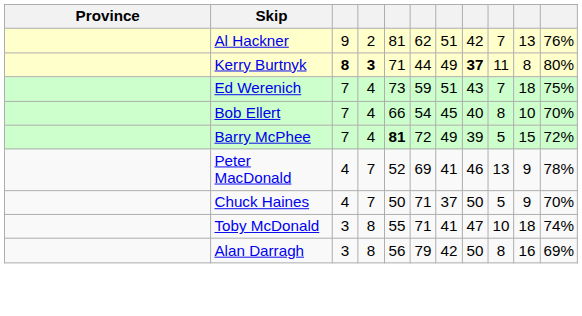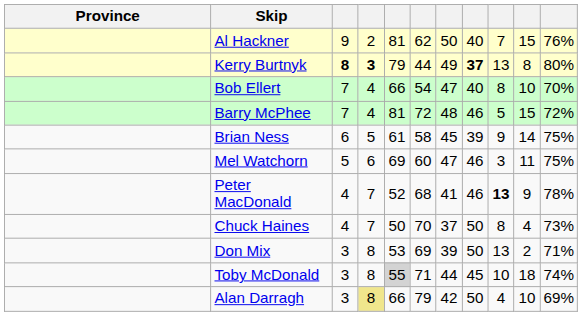(449, 40) 51 -> (449, 40) 50
(475, 40) 42 -> (475, 40) 40
(527, 40) 13 -> (527, 40) 15
(397, 64) 71 -> (397, 64) 79
(501, 64) 11 -> (501, 64) 13
- row: (258, 88)
(449, 112) 45 -> (449, 88) 47
(397, 137) bold -> (397, 112) normal
(449, 137) 49 -> (449, 112) 48
(475, 137) 39 -> (475, 112) 46
+ row: (252, 137)
+ row: (261, 161)
(423, 169) 69 -> (423, 193) 68
(501, 169) normal -> (501, 193) bold
(423, 202) 71 -> (423, 226) 70
(501, 202) 5 -> (501, 226) 8
(527, 202) 9 -> (527, 226) 4
(559, 202) 70% -> (559, 226) 73%
+ row: (242, 250)
(397, 226) no background -> (397, 274) lightgrey background
(449, 226) 41 -> (449, 274) 44
(475, 226) 47 -> (475, 274) 45
(371, 250) no background -> (371, 298) khaki background
(397, 250) 56 -> (397, 298) 66
(501, 250) 8 -> (501, 298) 4
(527, 250) 16 -> (527, 298) 10
